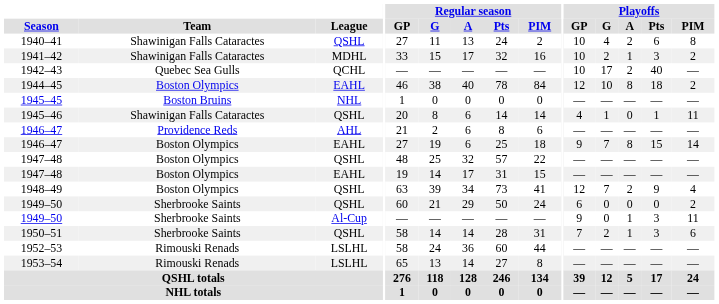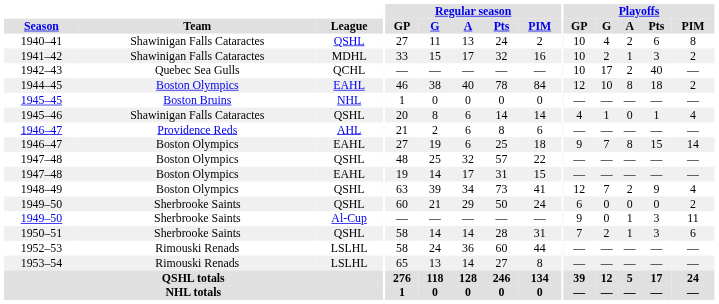(693, 115) 11 -> (693, 115) 4
